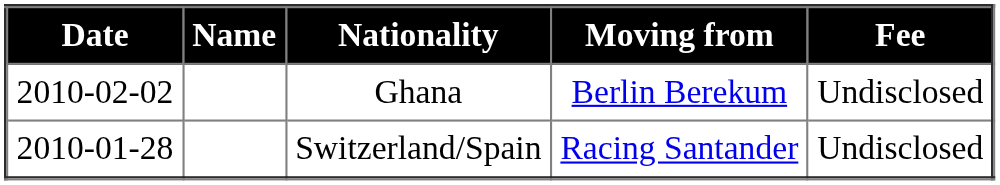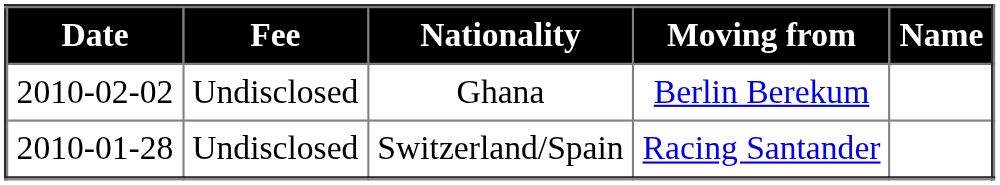columns swapped: (234, 34) <-> (900, 34)
